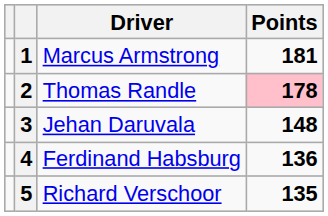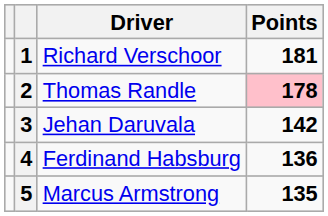(131, 56) Marcus Armstrong -> (132, 56) Richard Verschoor
(300, 124) 148 -> (300, 124) 142
(132, 193) Richard Verschoor -> (131, 193) Marcus Armstrong
